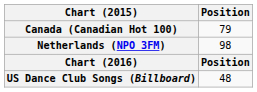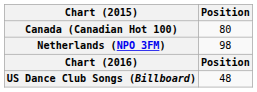(225, 29) 79 -> (225, 29) 80
